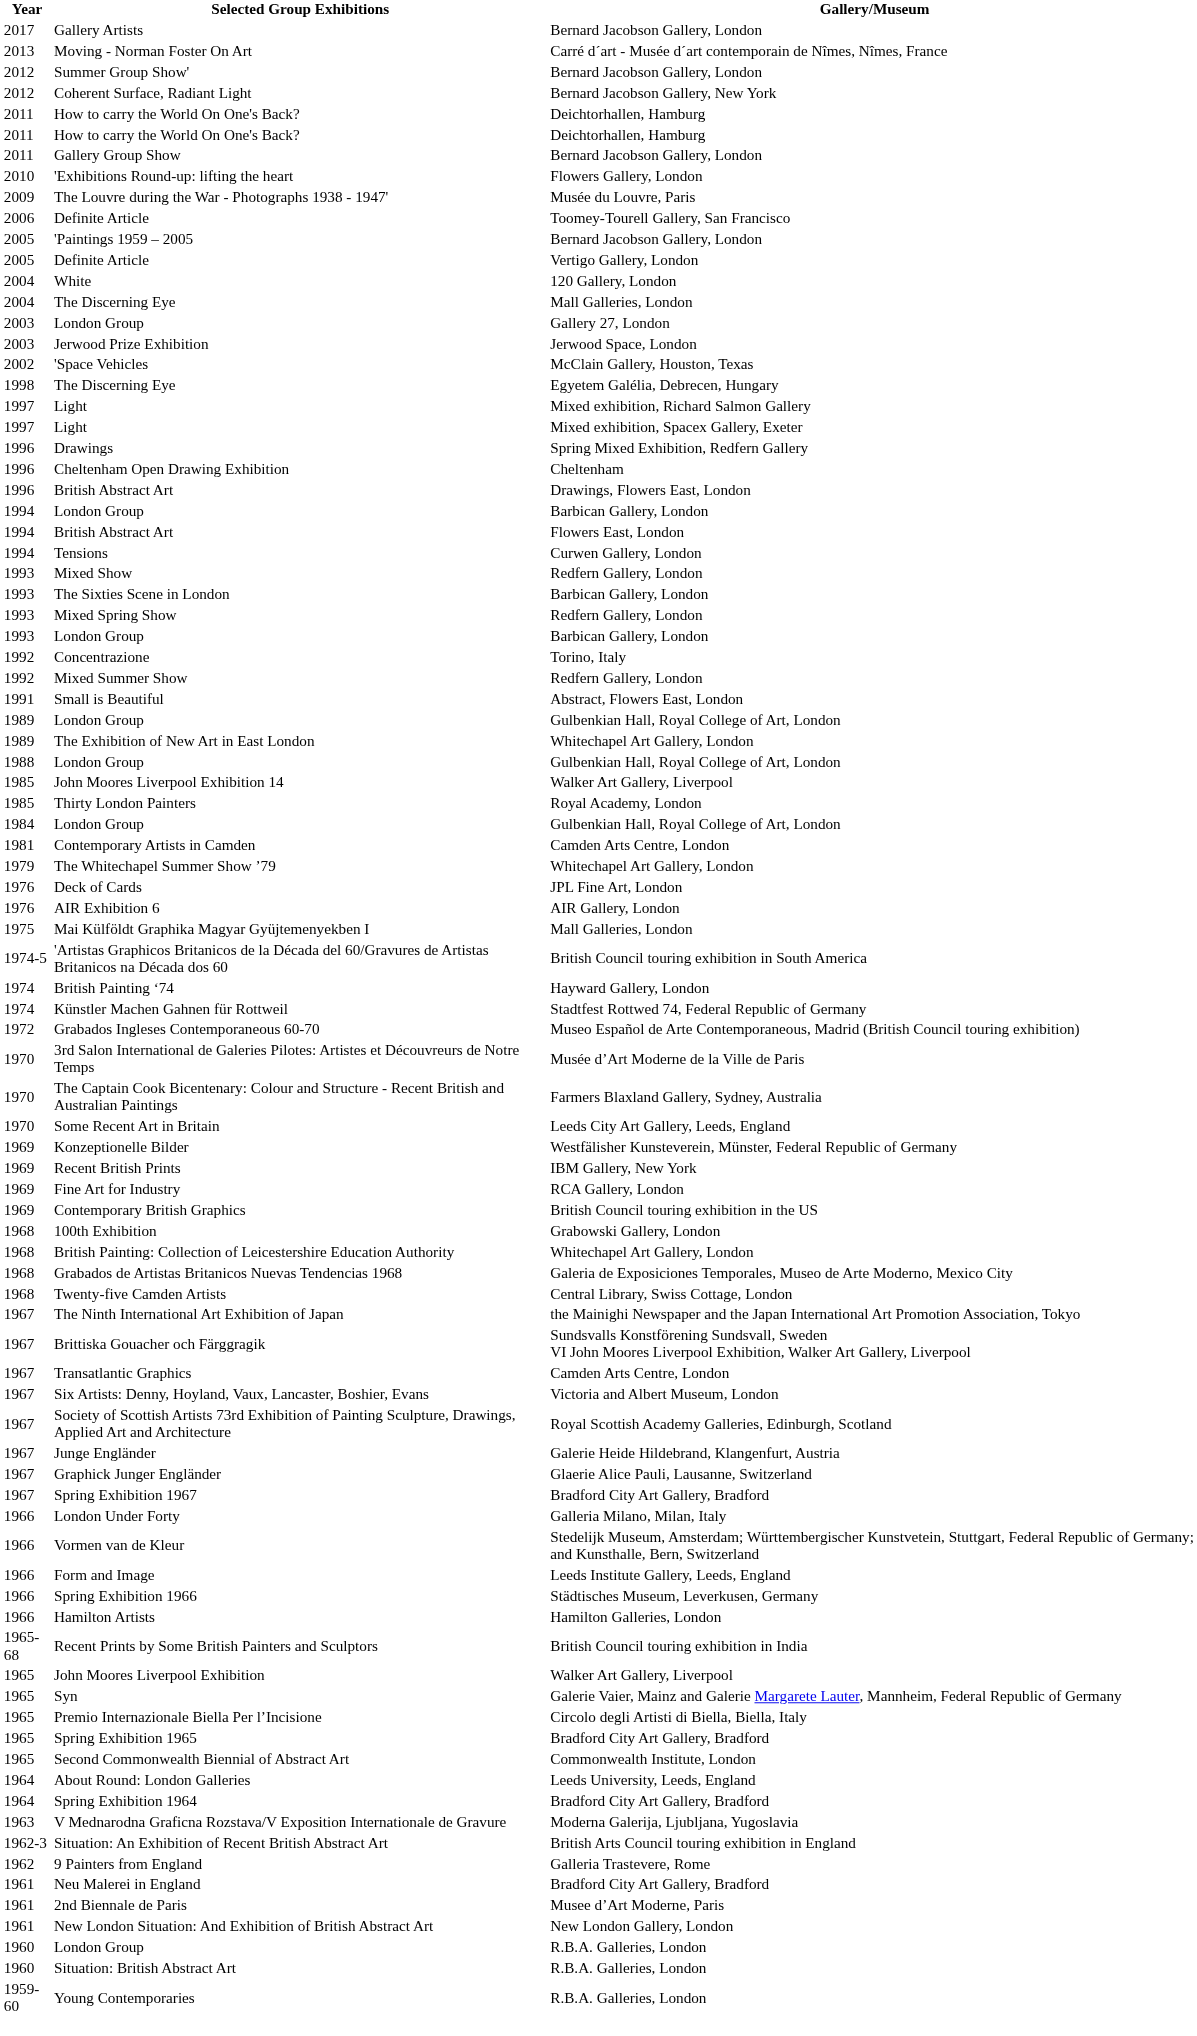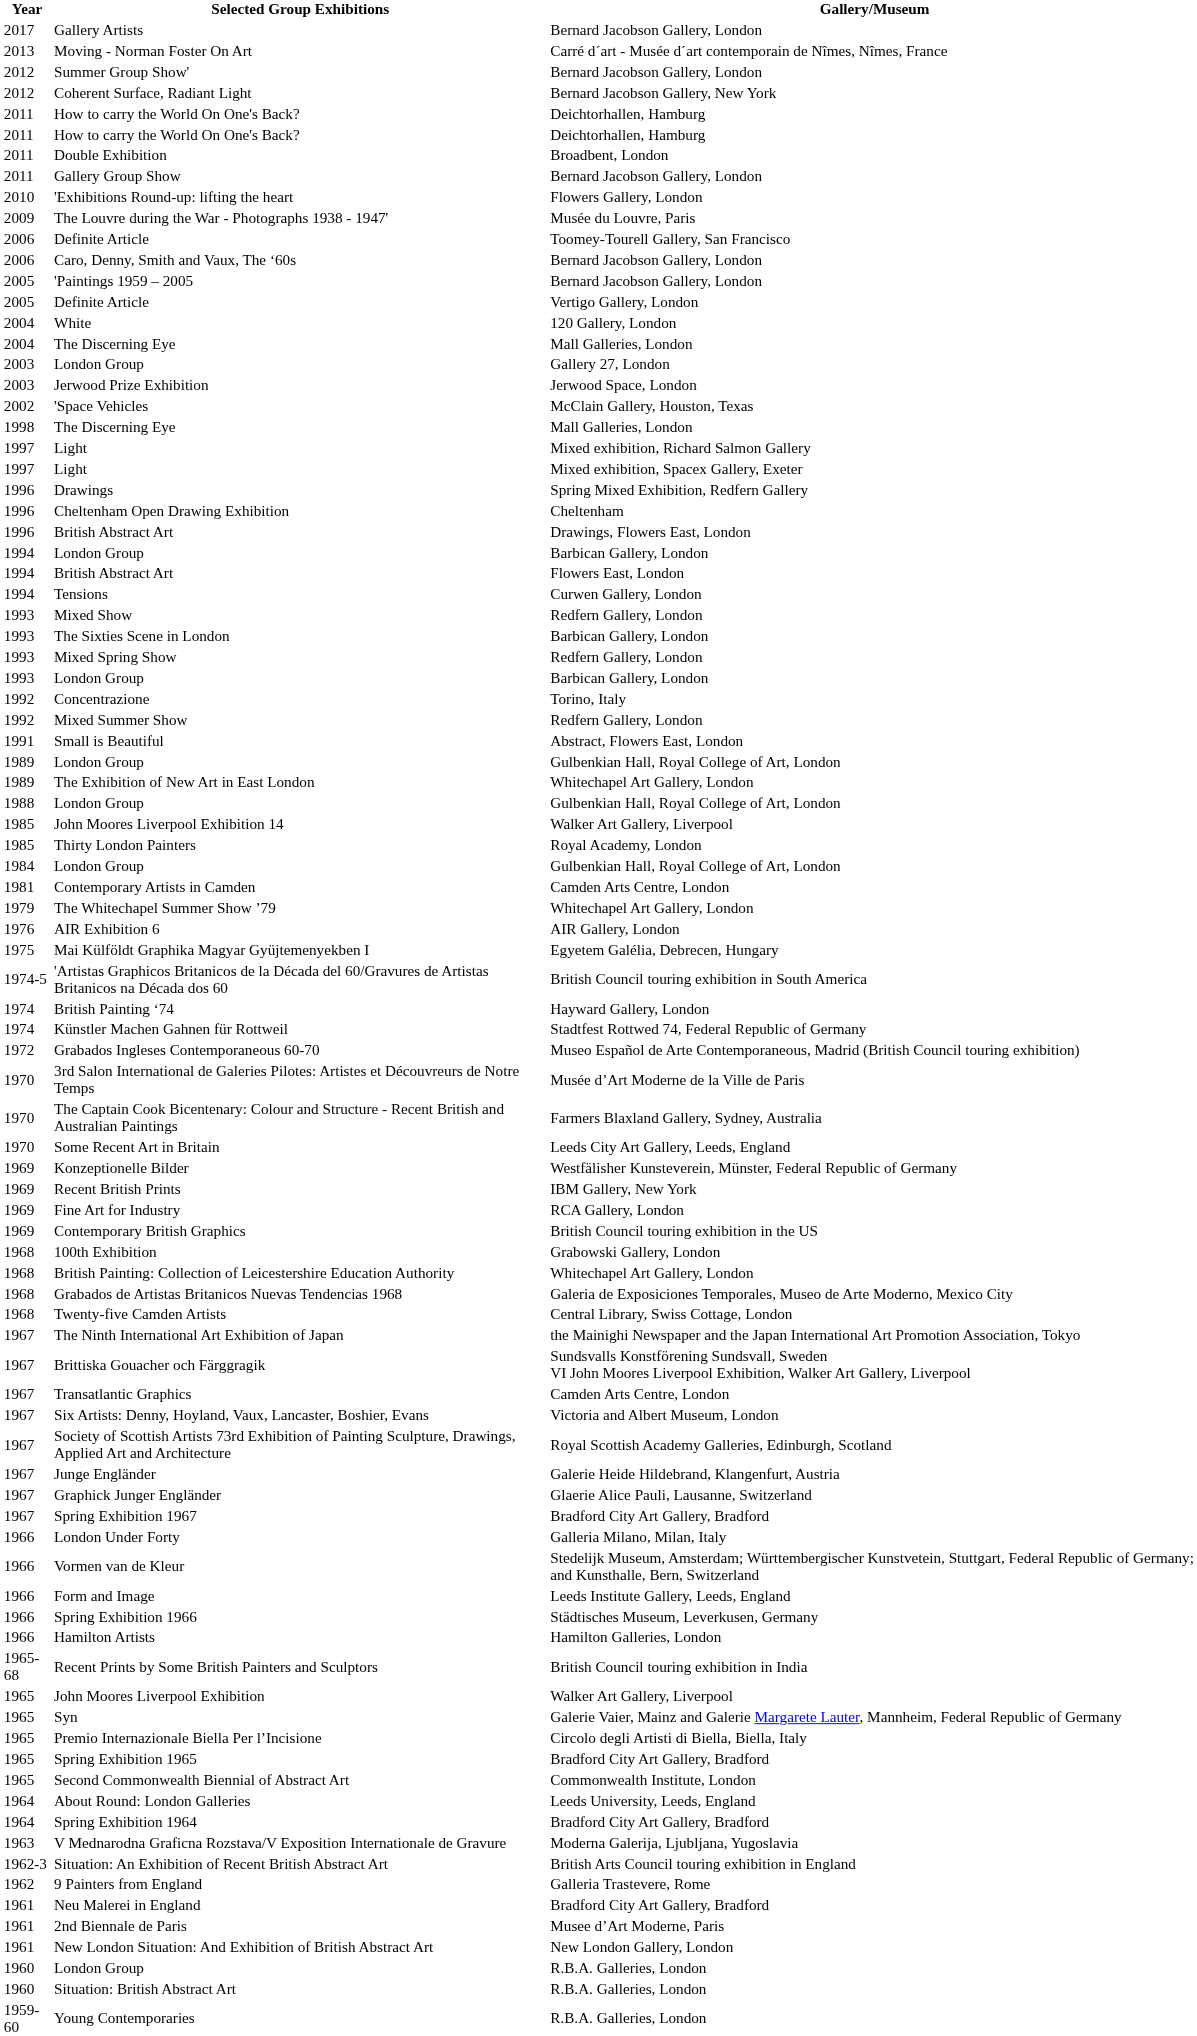+ row: (19, 155)
+ row: (19, 260)
(664, 385) Egyetem Galélia, Debrecen, Hungary -> (621, 427) Mall Galleries, London
- row: (19, 887)
(621, 929) Mall Galleries, London -> (664, 949) Egyetem Galélia, Debrecen, Hungary
